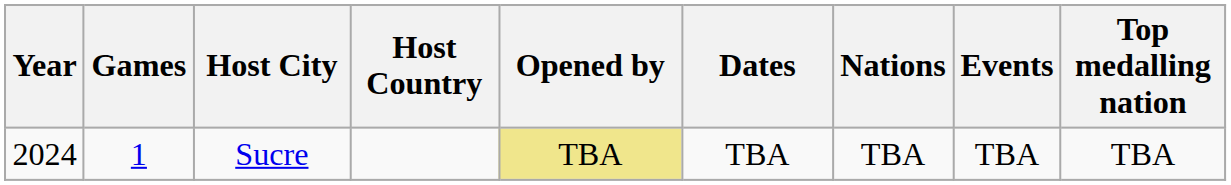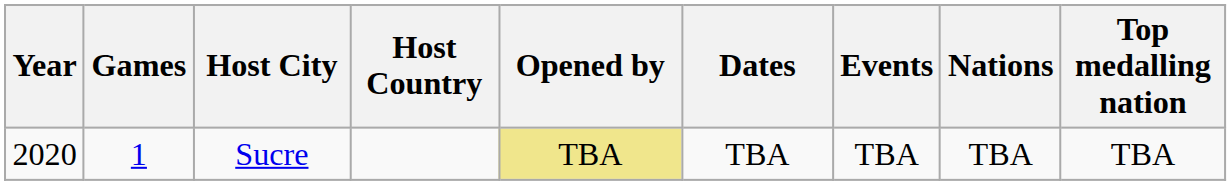columns swapped: (893, 66) <-> (1007, 66)
(45, 153) 2024 -> (45, 153) 2020
